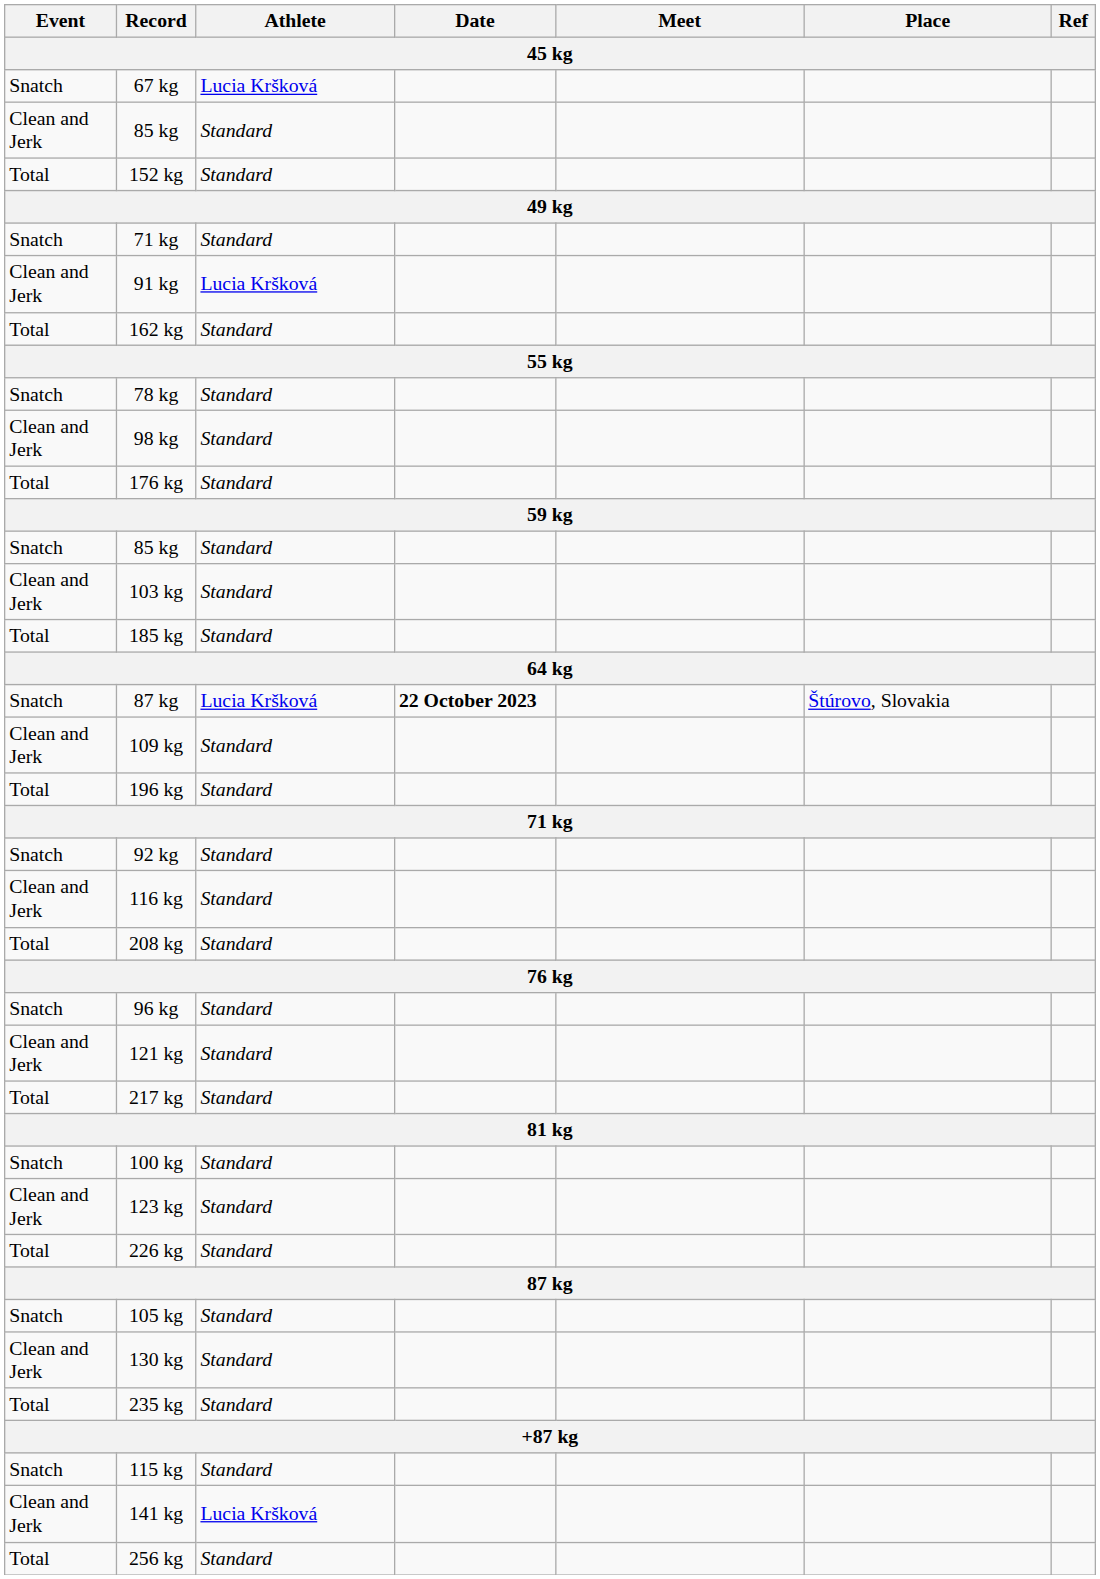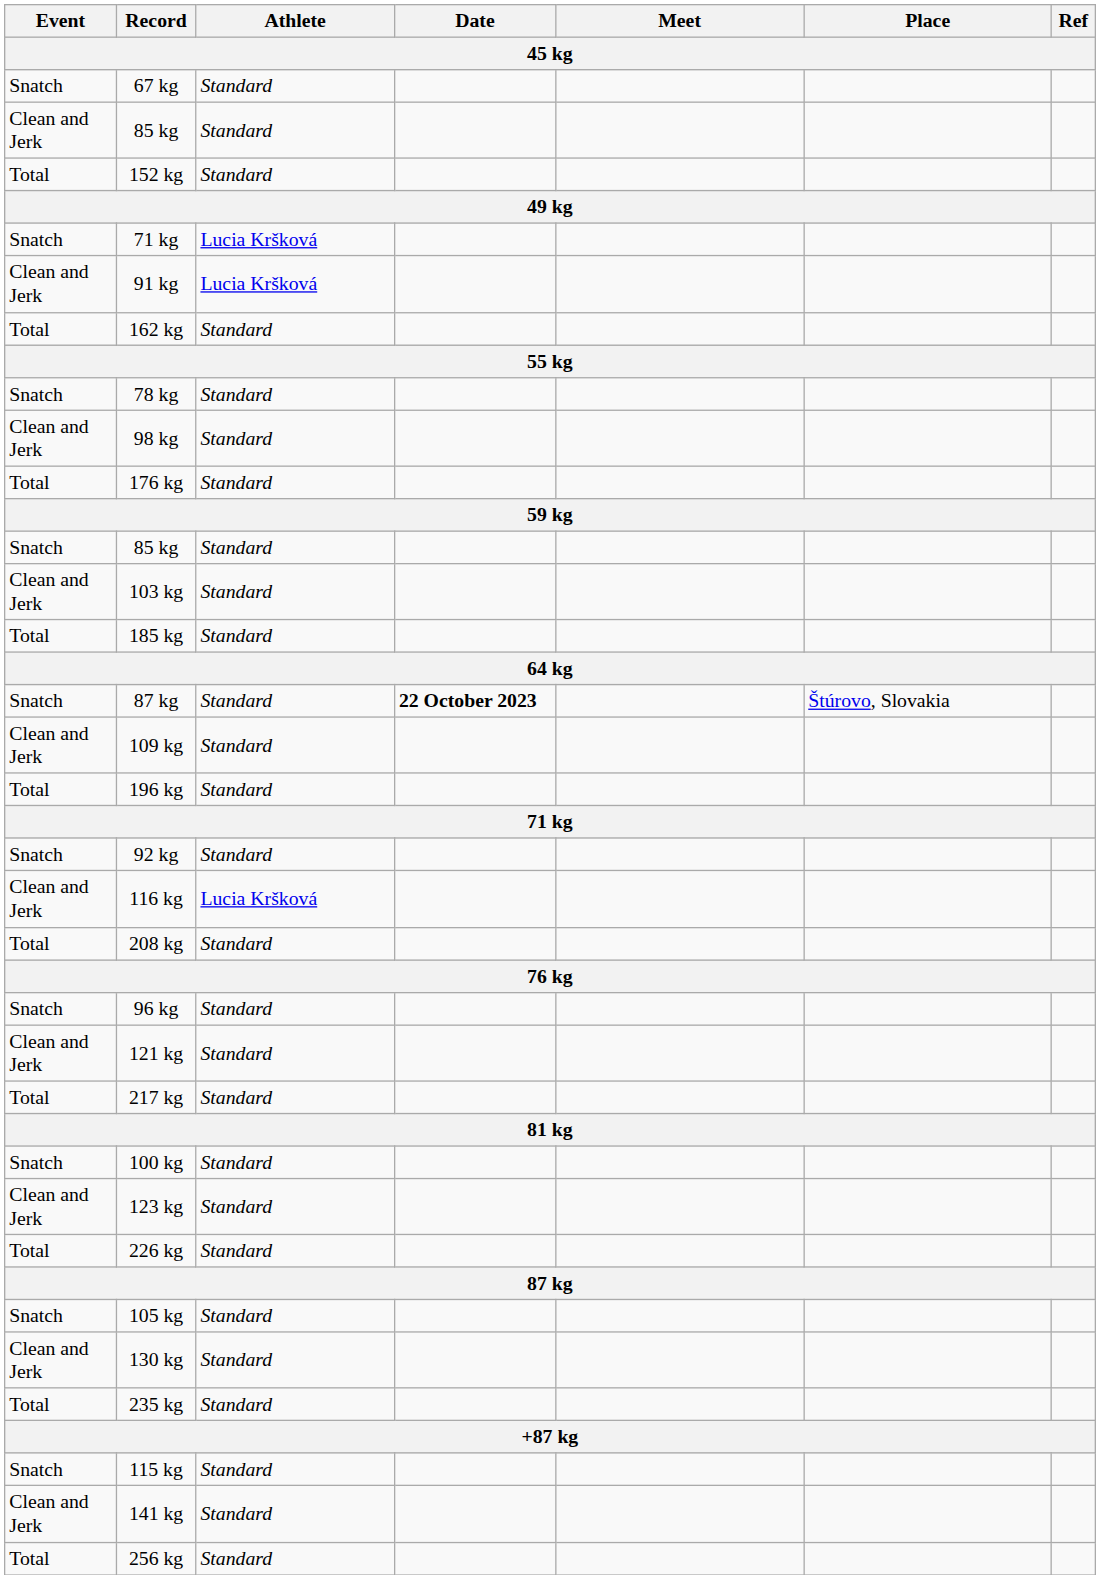(259, 86) Lucia Kršková -> (236, 86) Standard
(236, 239) Standard -> (259, 239) Lucia Kršková
(259, 701) Lucia Kršková -> (236, 701) Standard
(236, 899) Standard -> (259, 899) Lucia Kršková
(259, 1513) Lucia Kršková -> (236, 1513) Standard
